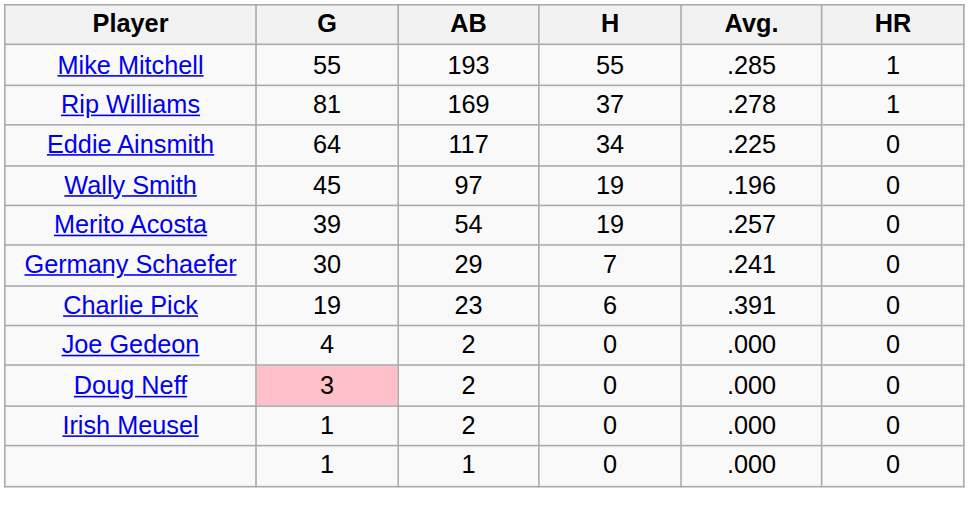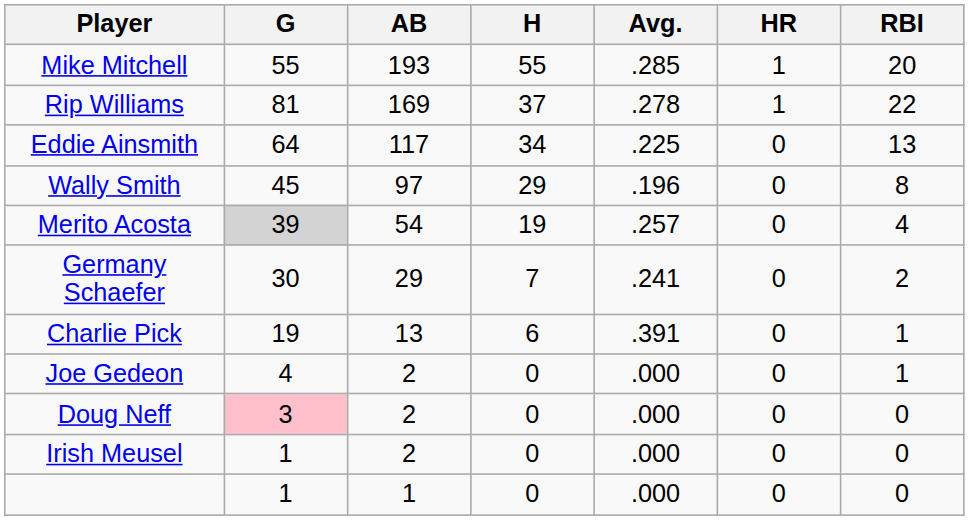+ column: (902, 24)
(610, 184) 19 -> (532, 184) 29
(327, 225) no background -> (286, 225) lightgrey background
(469, 305) 23 -> (409, 333) 13
